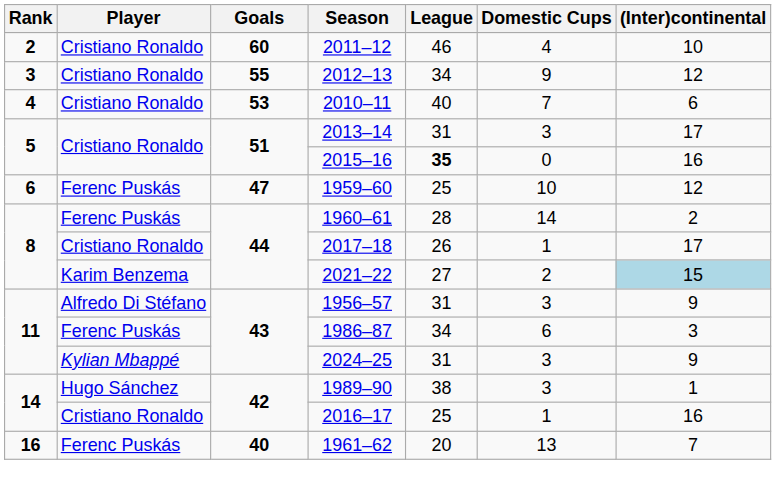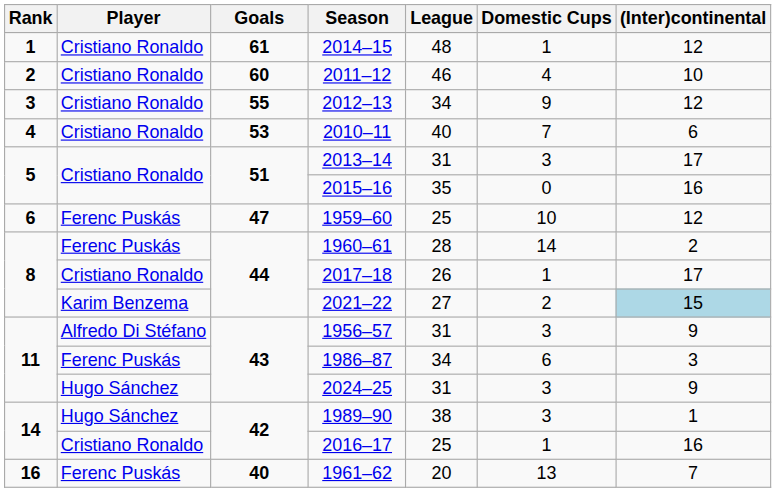+ row: (357, 47)
(442, 160) bold -> (442, 189) normal
(120, 359) Kylian Mbappé -> (120, 388) Hugo Sánchez
